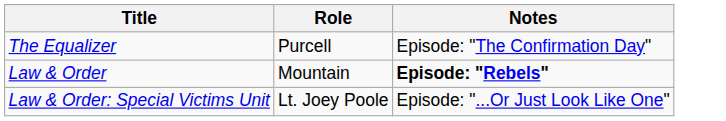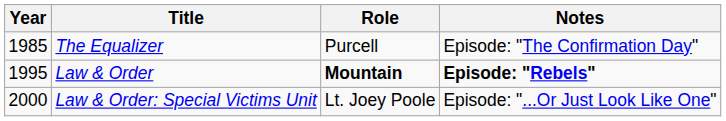+ column: (28, 18)
(314, 73) normal -> (364, 73) bold
